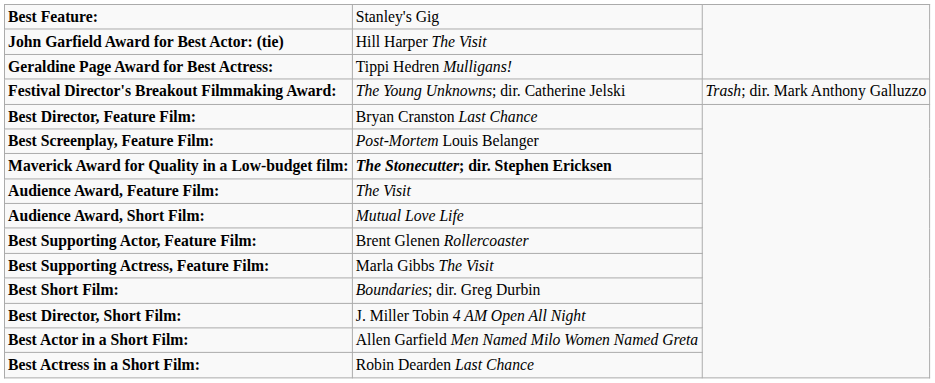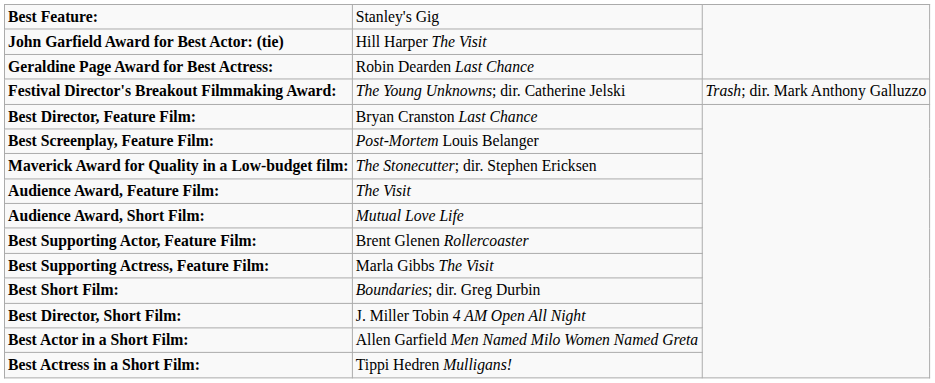(434, 66) Tippi Hedren Mulligans! -> (445, 66) Robin Dearden Last Chance
(484, 166) bold -> (476, 166) normal
(445, 365) Robin Dearden Last Chance -> (434, 365) Tippi Hedren Mulligans!
